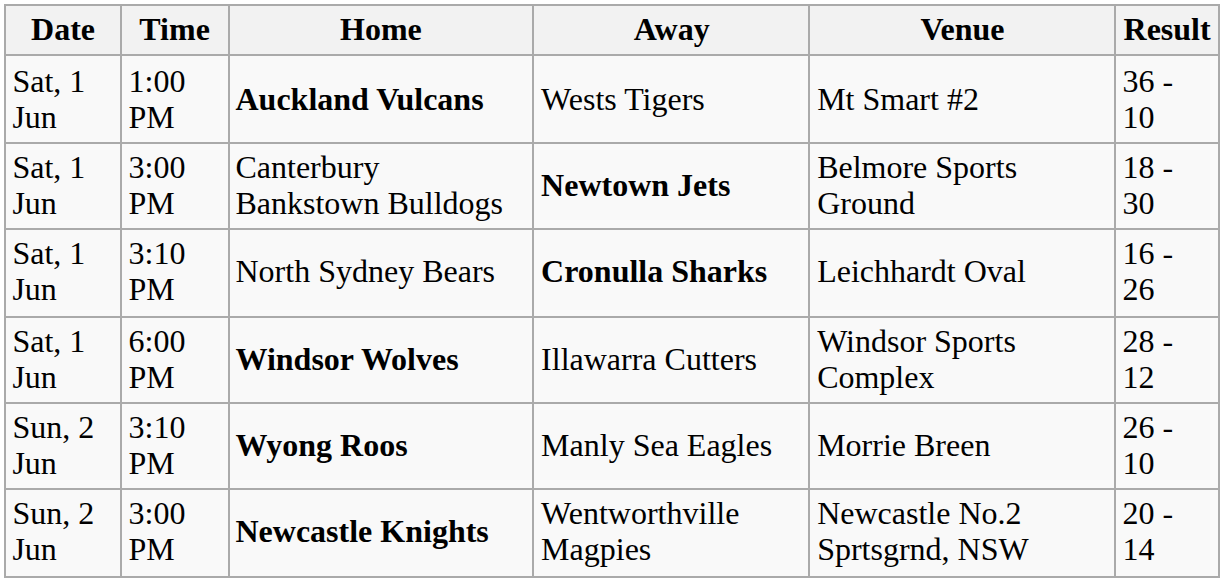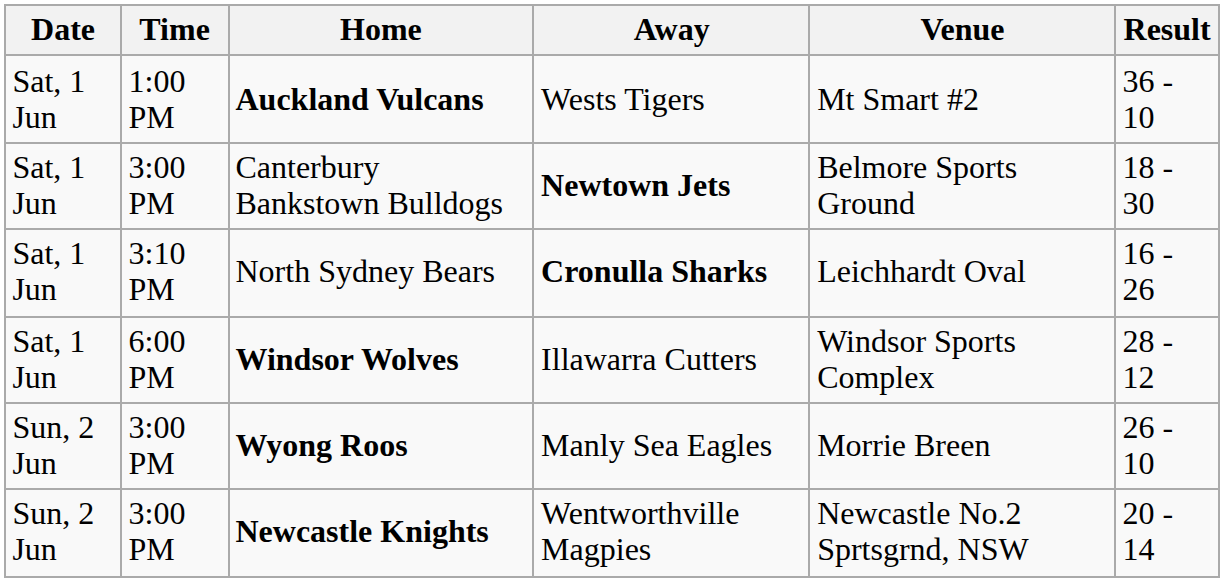(157, 445) 3:10 PM -> (157, 445) 3:00 PM
